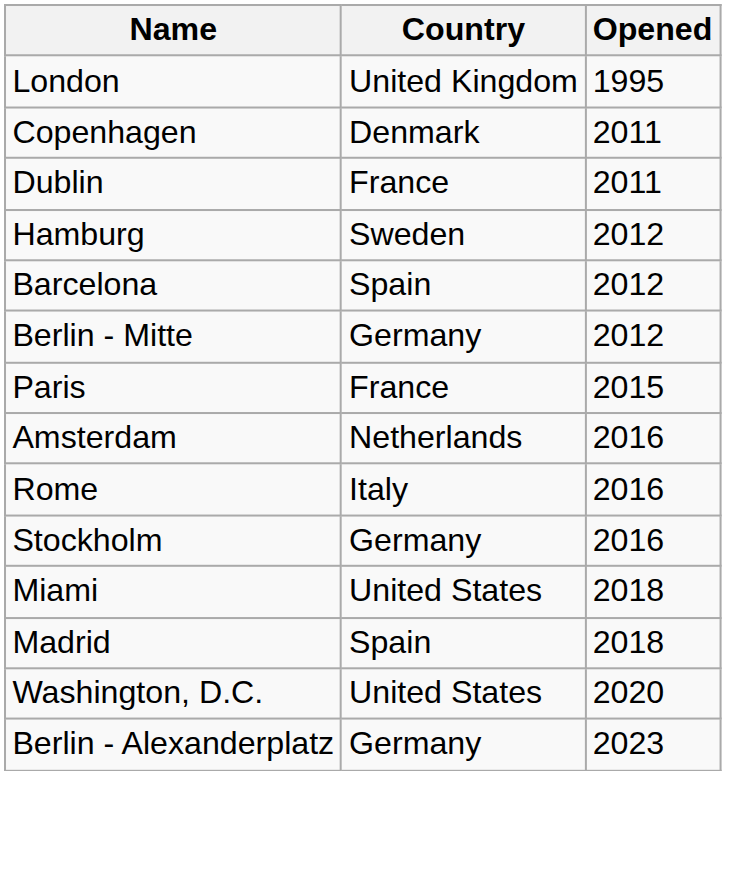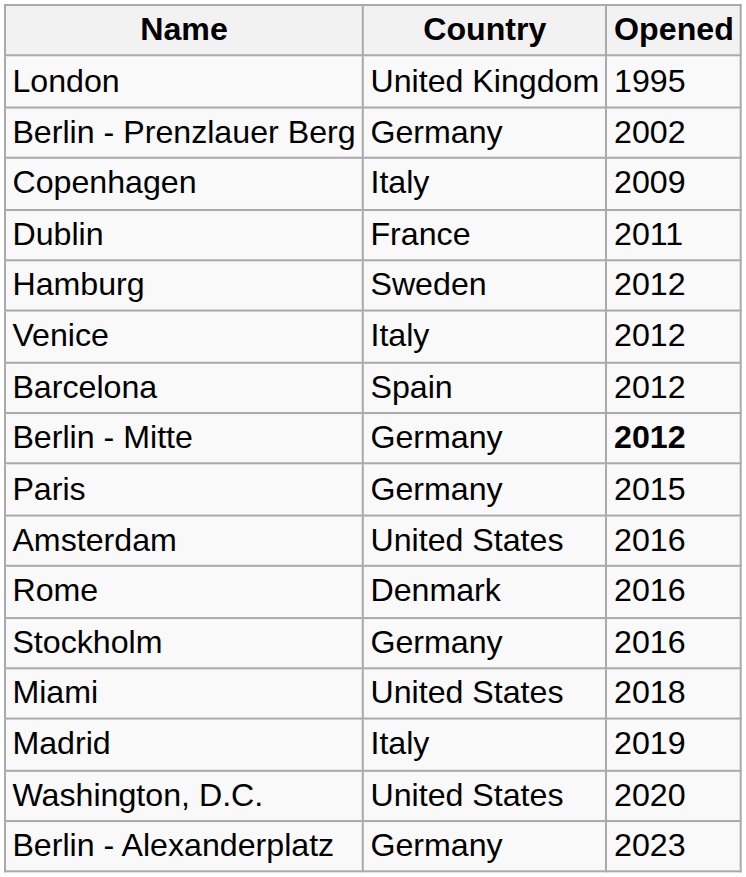+ row: (184, 132)
(414, 132) Denmark -> (400, 183) Italy
(627, 132) 2011 -> (650, 183) 2009
+ row: (61, 336)
(628, 336) normal -> (650, 438) bold
(399, 387) France -> (437, 489) Germany
(436, 438) Netherlands -> (467, 540) United States
(379, 489) Italy -> (436, 591) Denmark
(390, 642) Spain -> (400, 744) Italy
(628, 642) 2018 -> (650, 744) 2019
